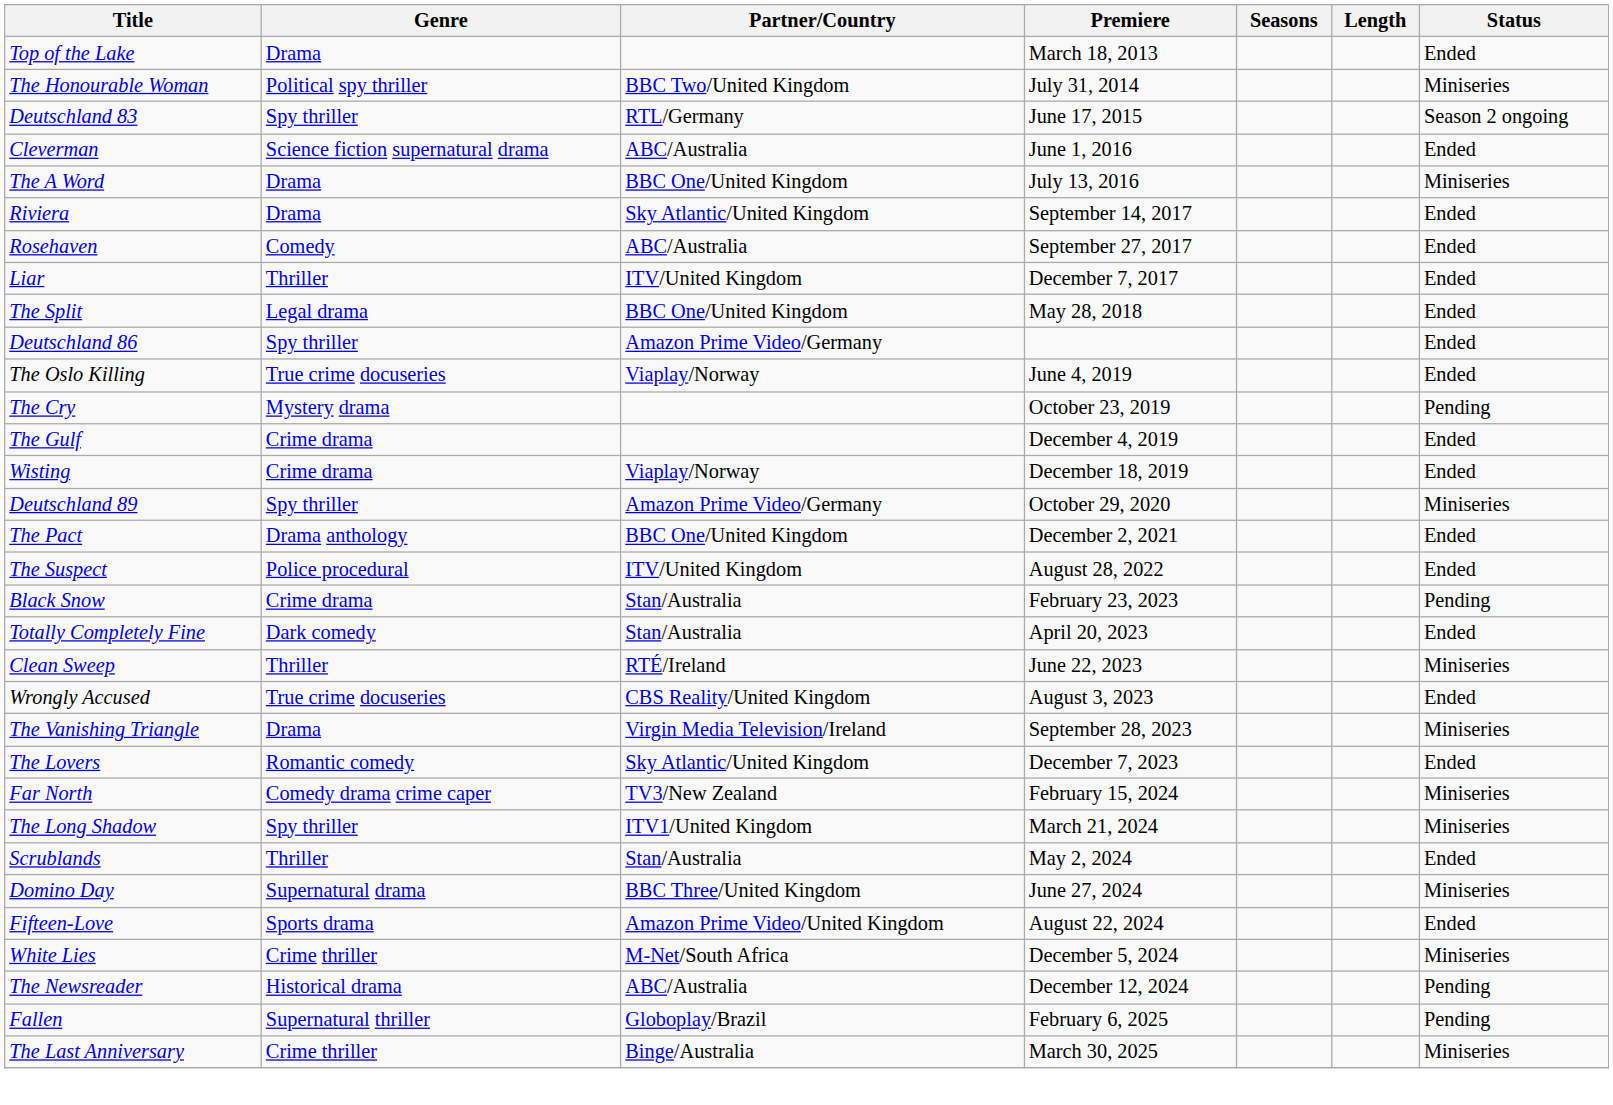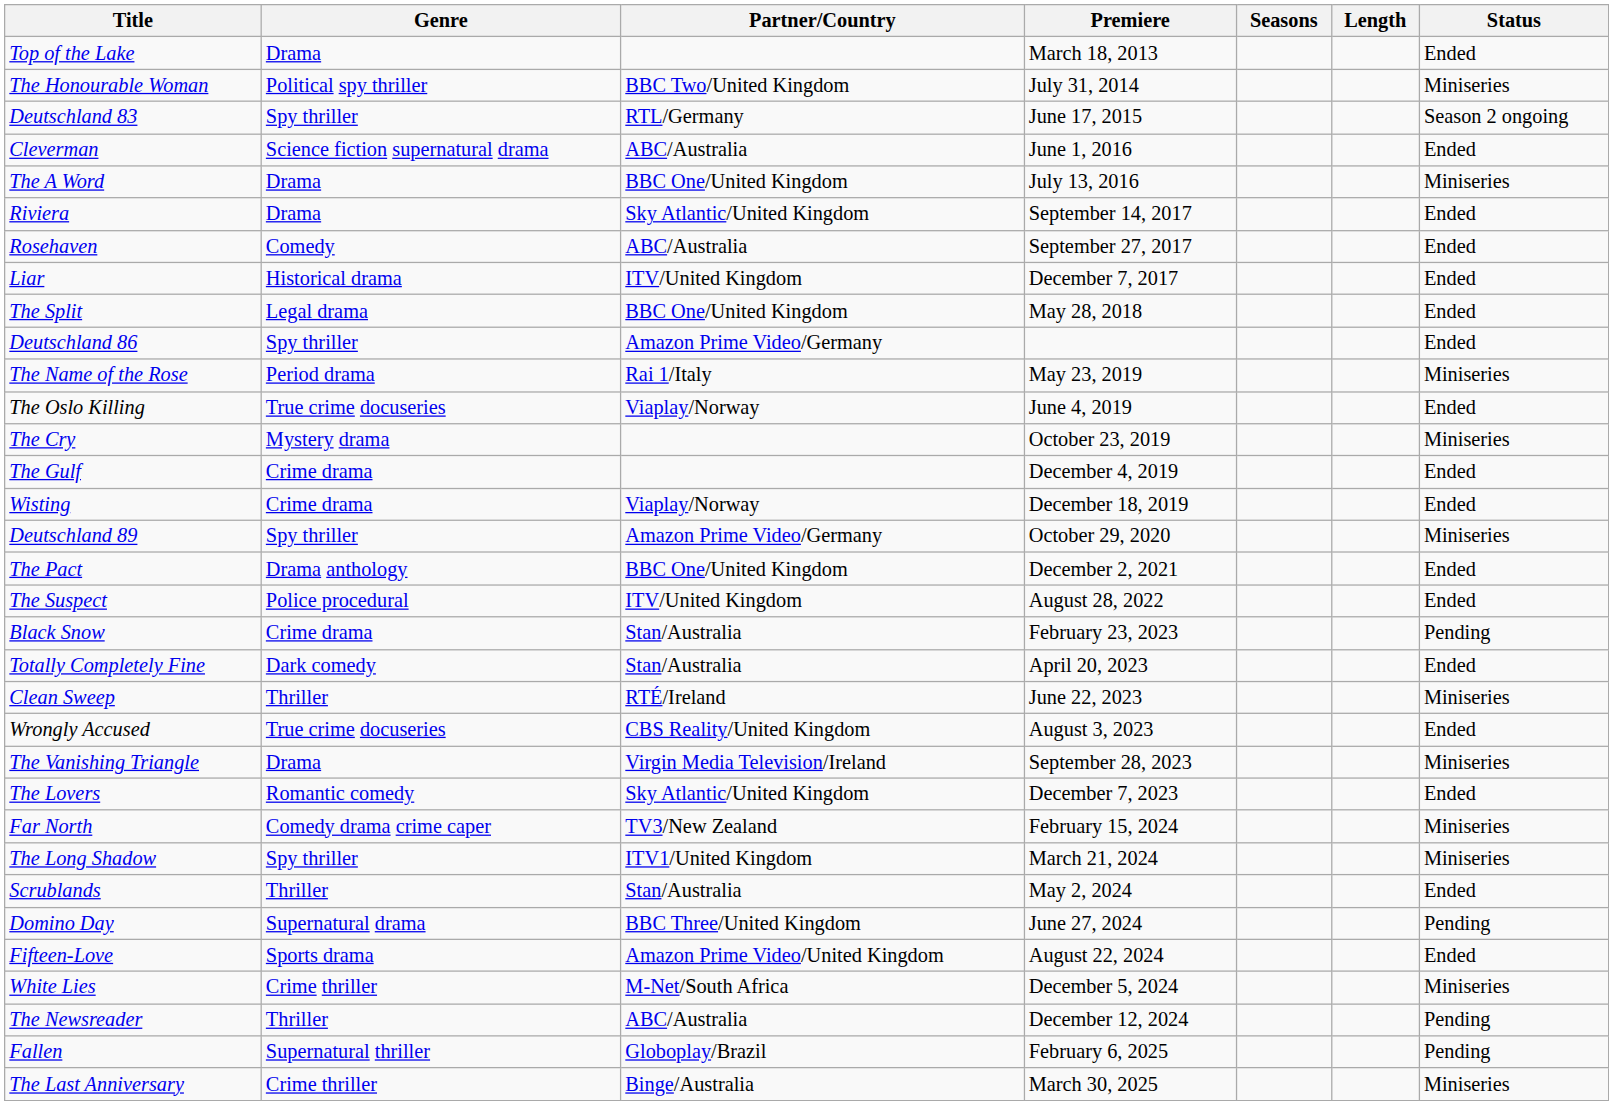(297, 278) Thriller -> (334, 278) Historical drama
+ row: (98, 375)
(1457, 407) Pending -> (1467, 439) Miniseries
(1467, 890) Miniseries -> (1457, 922) Pending
(334, 987) Historical drama -> (297, 1019) Thriller
